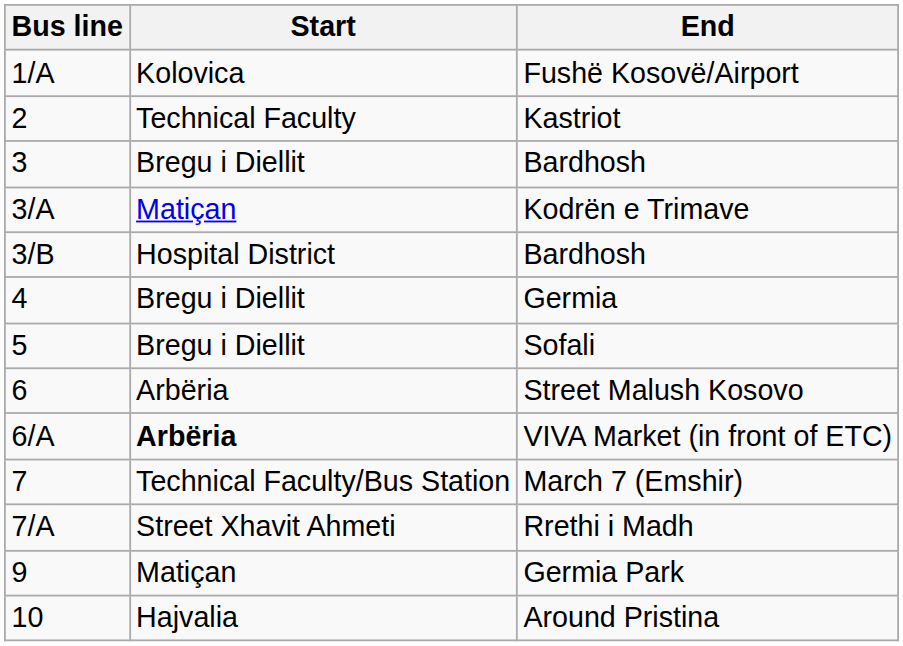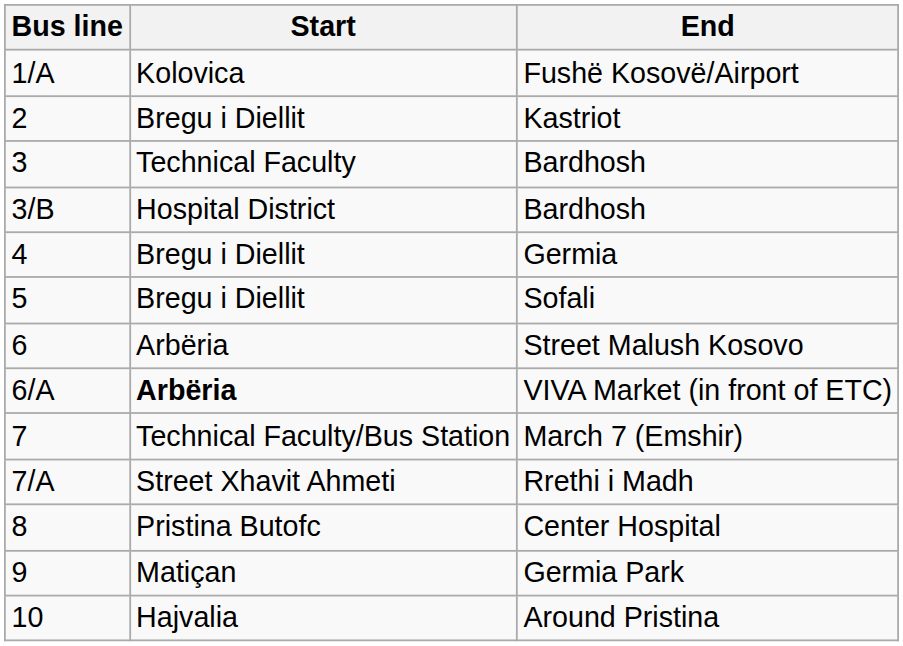(246, 118) Technical Faculty -> (220, 118) Bregu i Diellit
(220, 163) Bregu i Diellit -> (246, 163) Technical Faculty
- row: (33, 208)
+ row: (19, 526)
